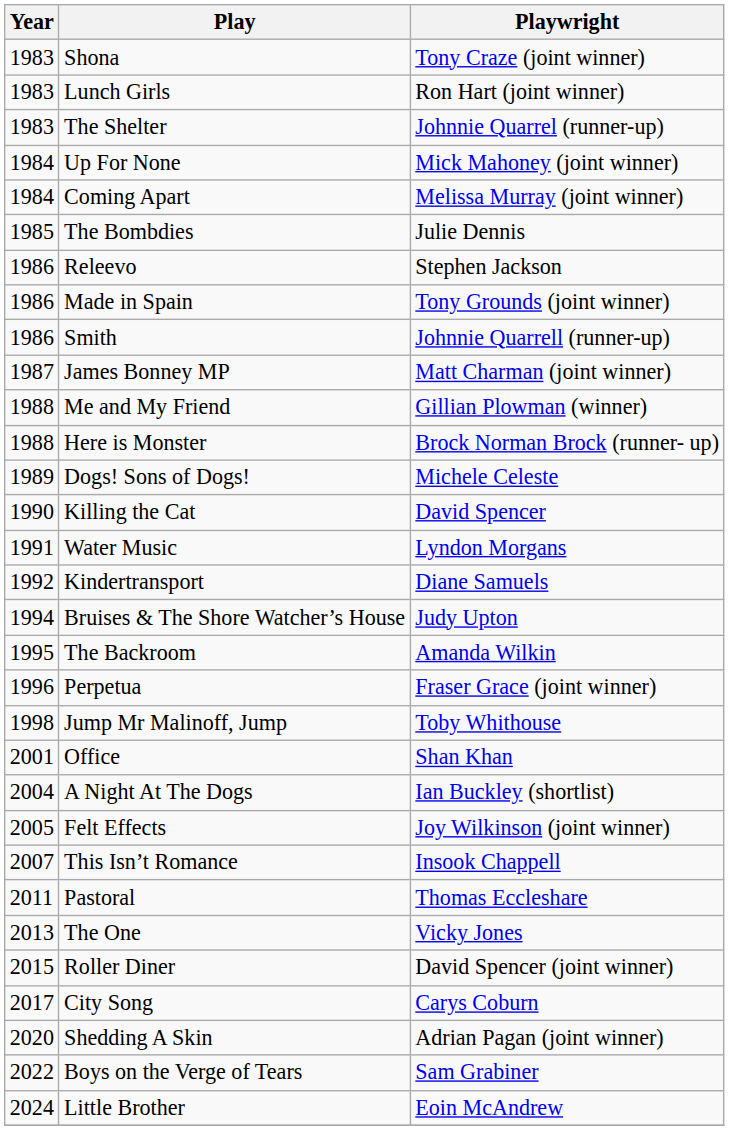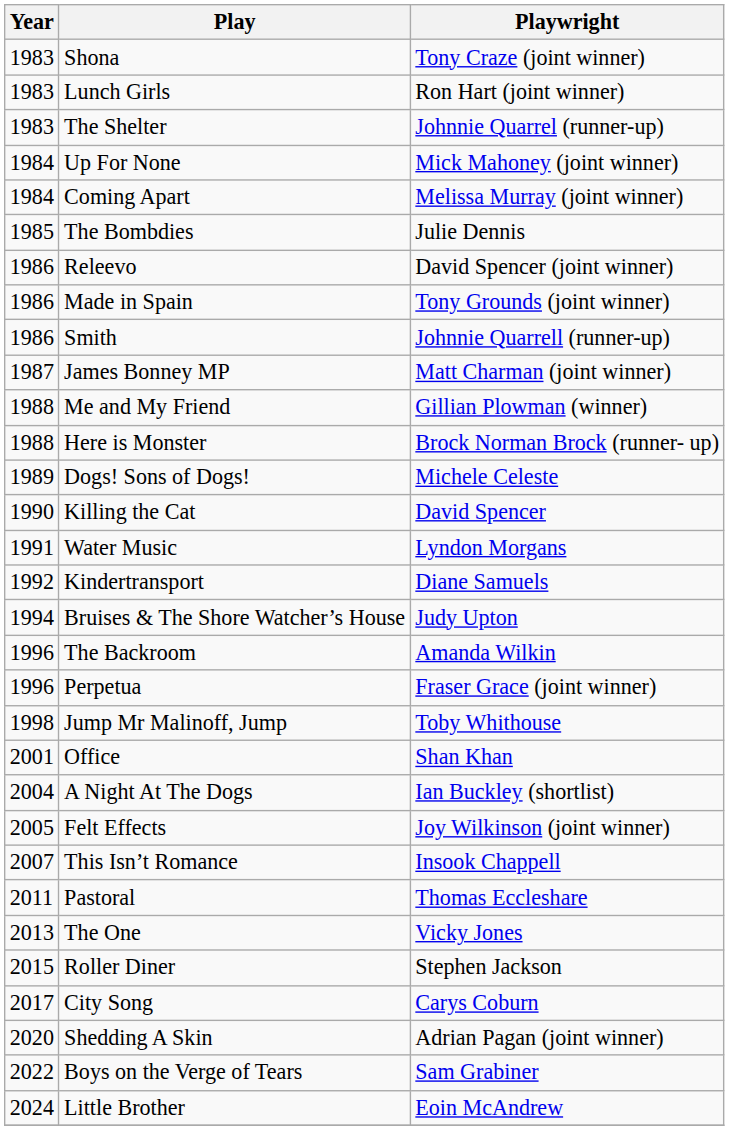(489, 267) Stephen Jackson -> (544, 267) David Spencer (joint winner)
(32, 652) 1995 -> (32, 652) 1996
(544, 967) David Spencer (joint winner) -> (489, 967) Stephen Jackson
